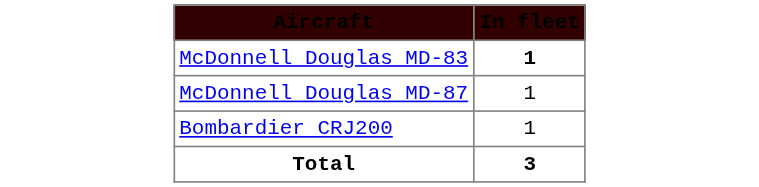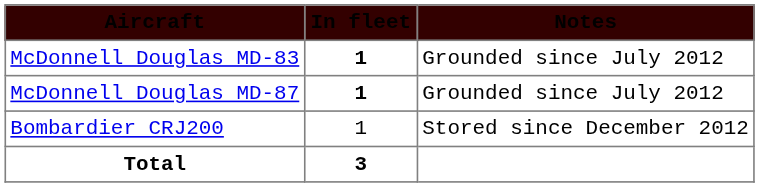+ column: (586, 23)
(530, 93) normal -> (361, 93) bold
